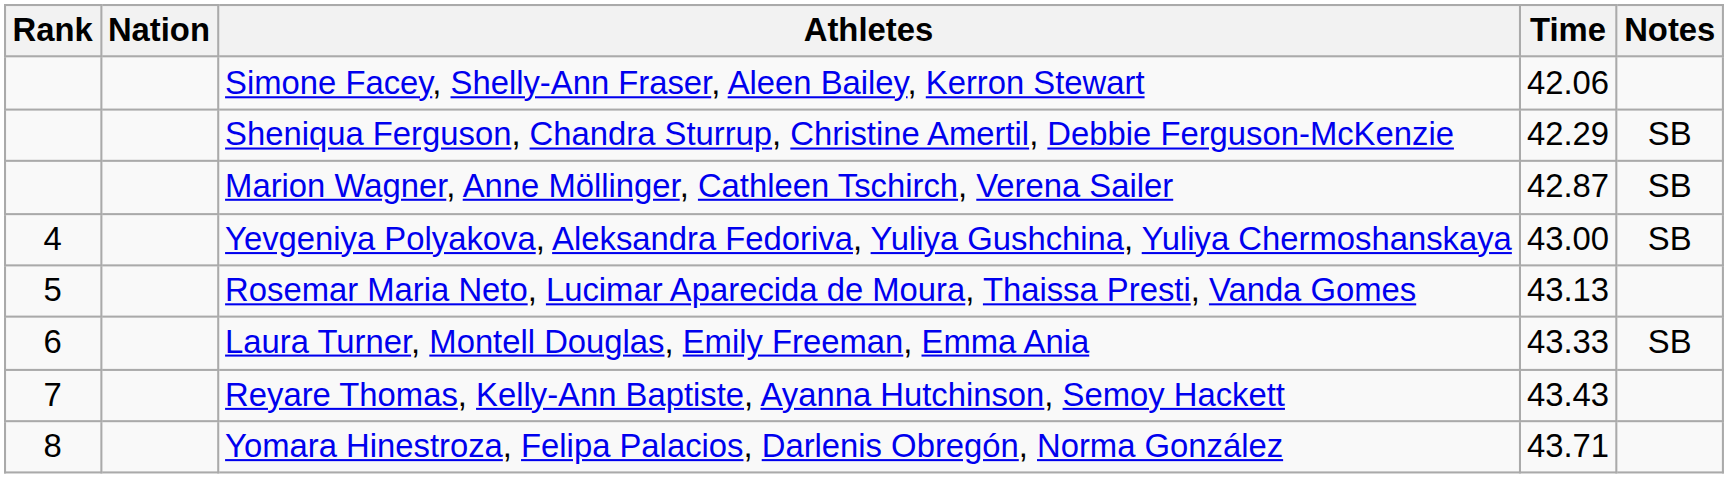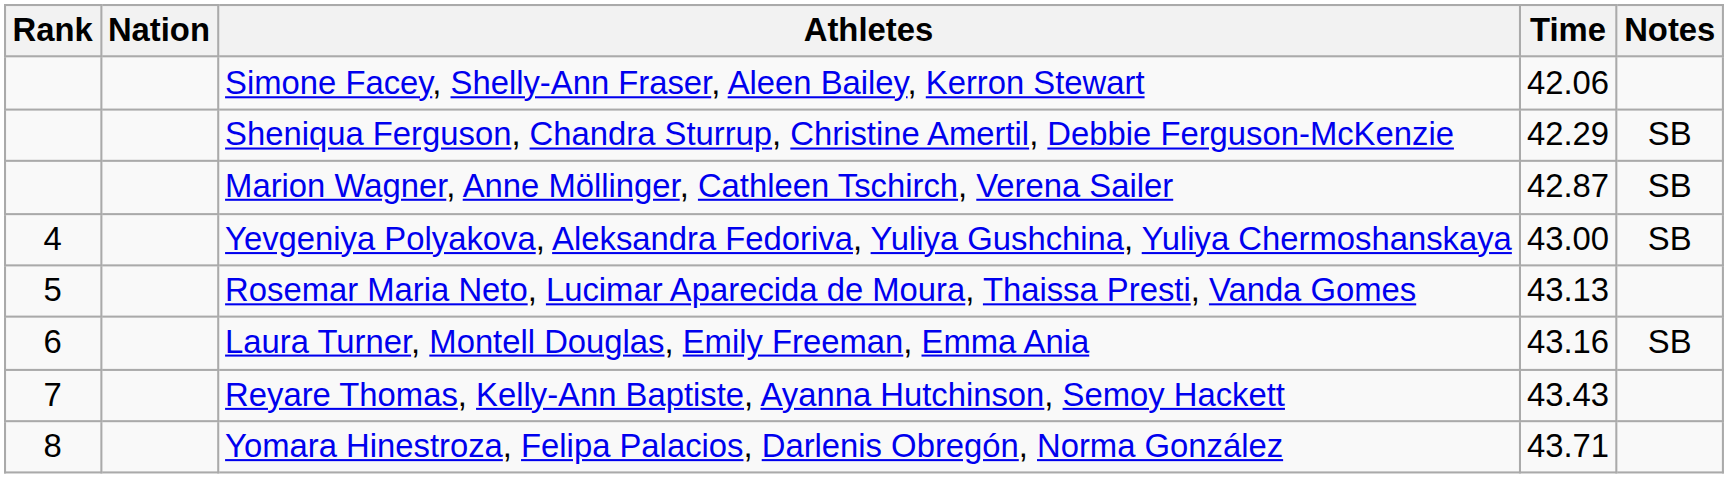(1568, 342) 43.33 -> (1568, 342) 43.16
